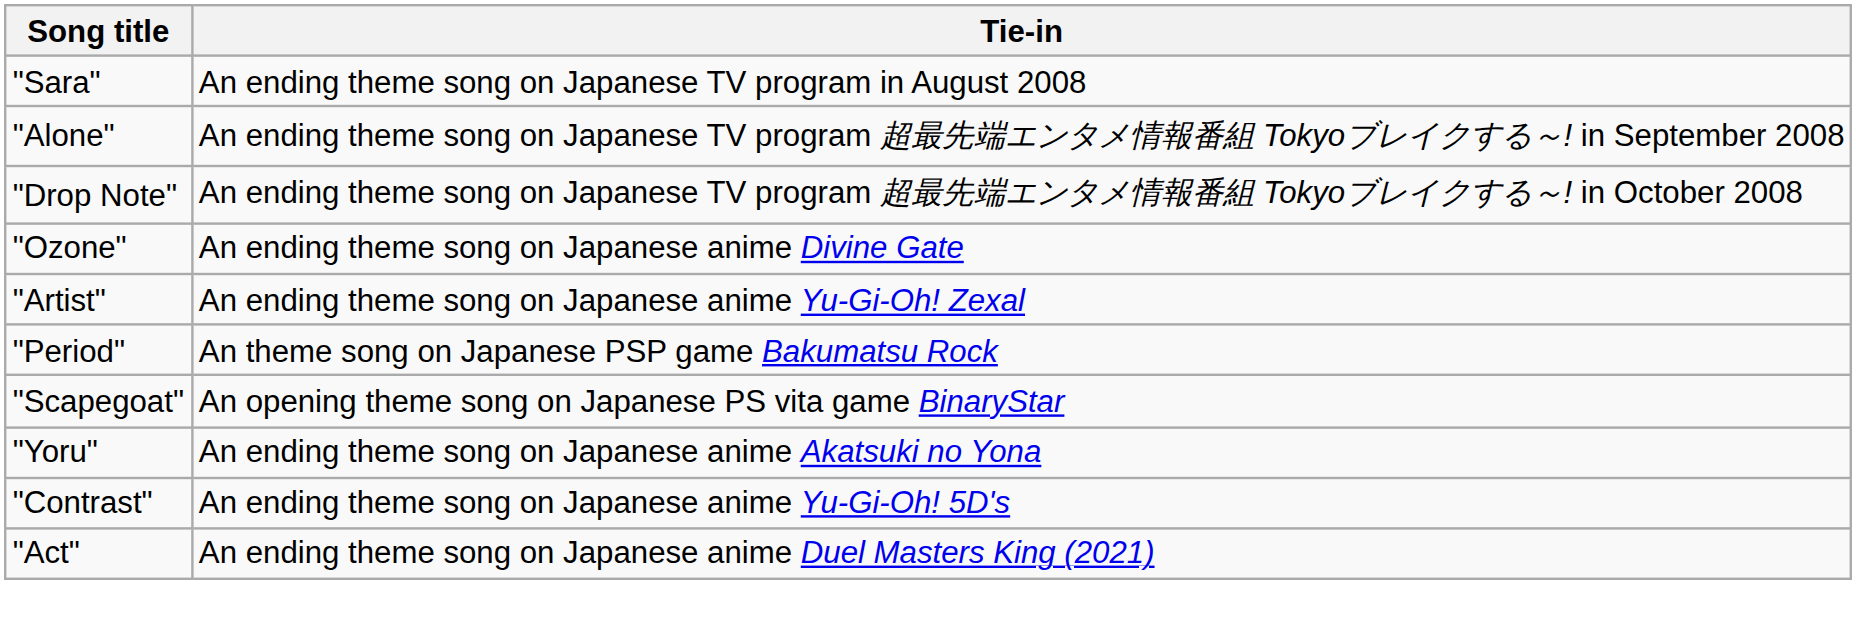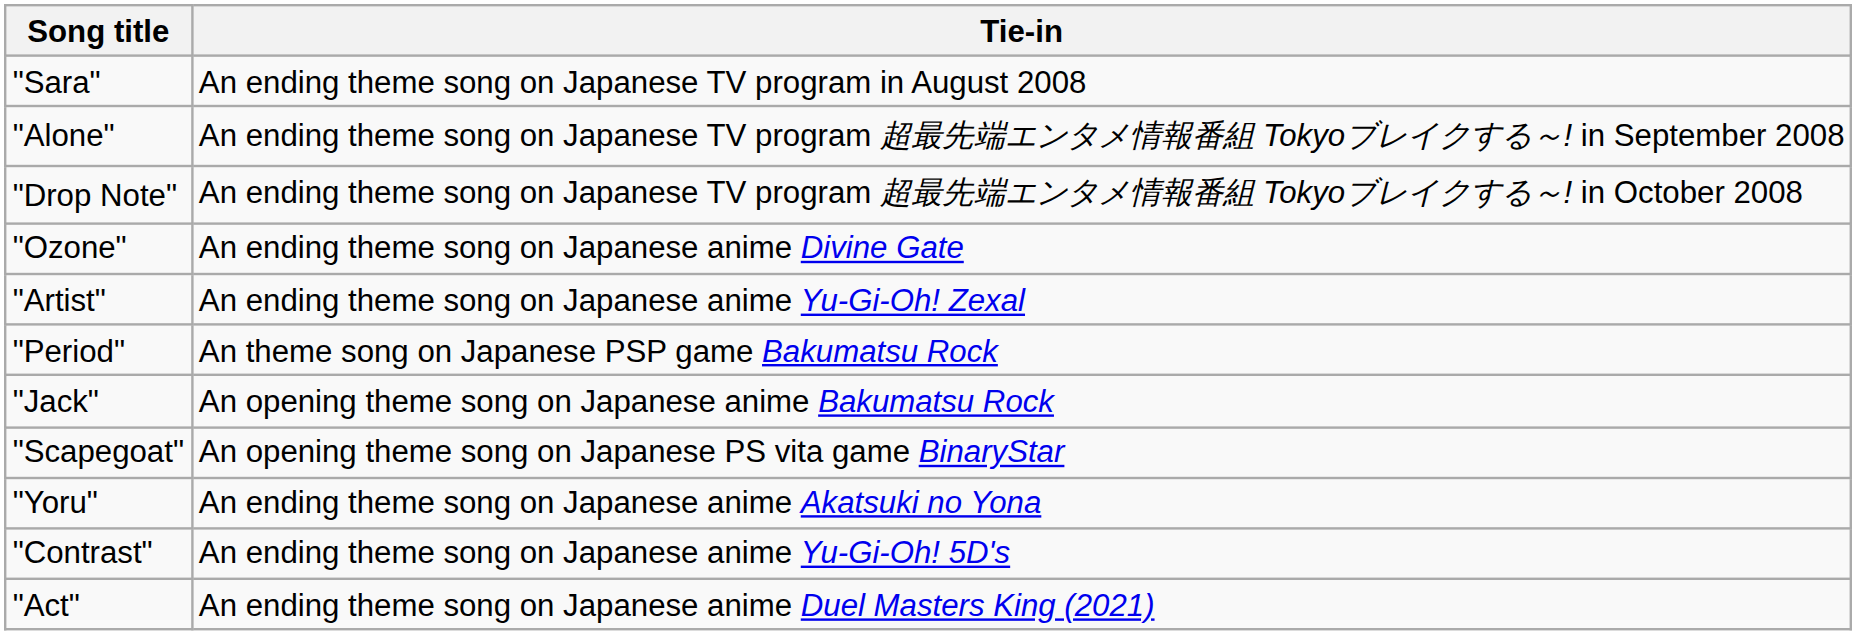+ row: (56, 401)
